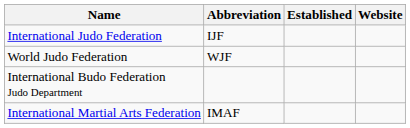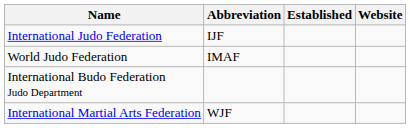(219, 56) WJF -> (223, 56) IMAF
(223, 112) IMAF -> (219, 112) WJF
